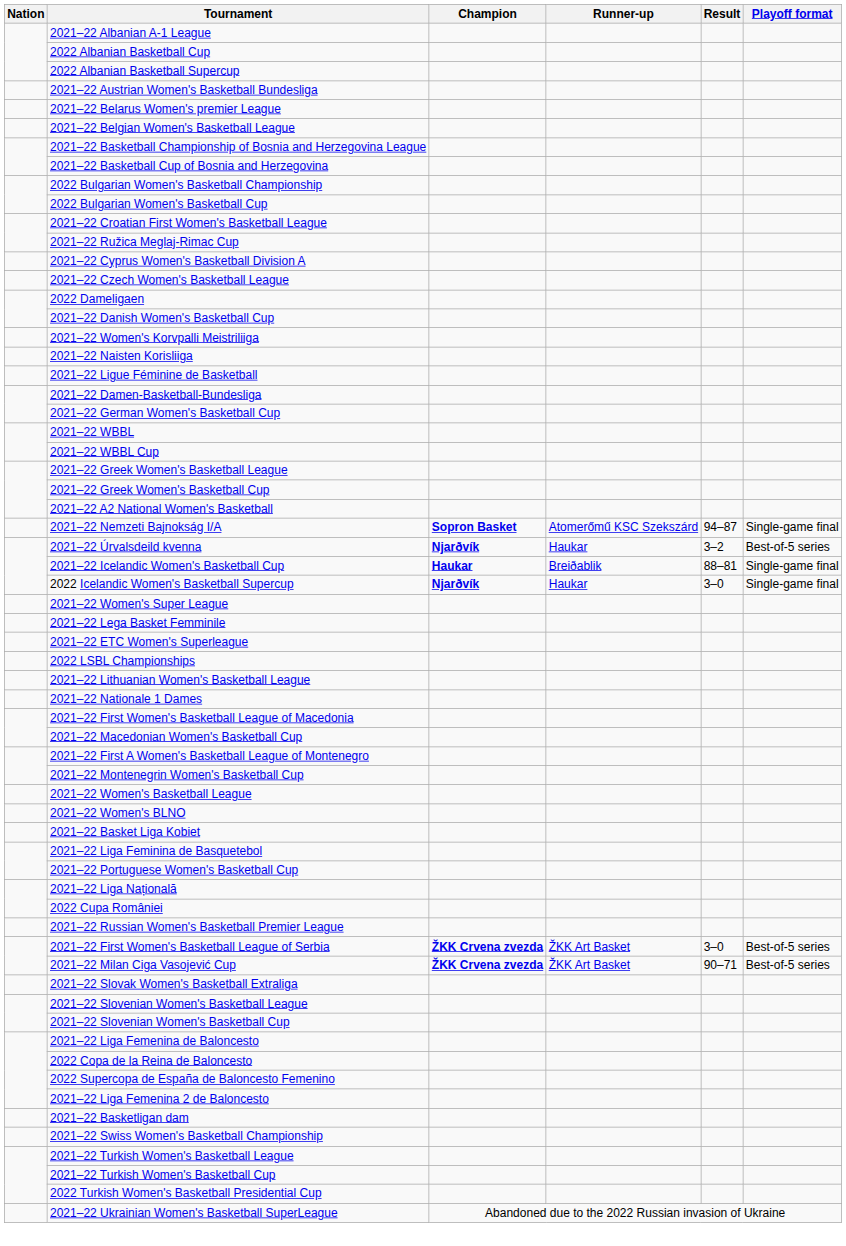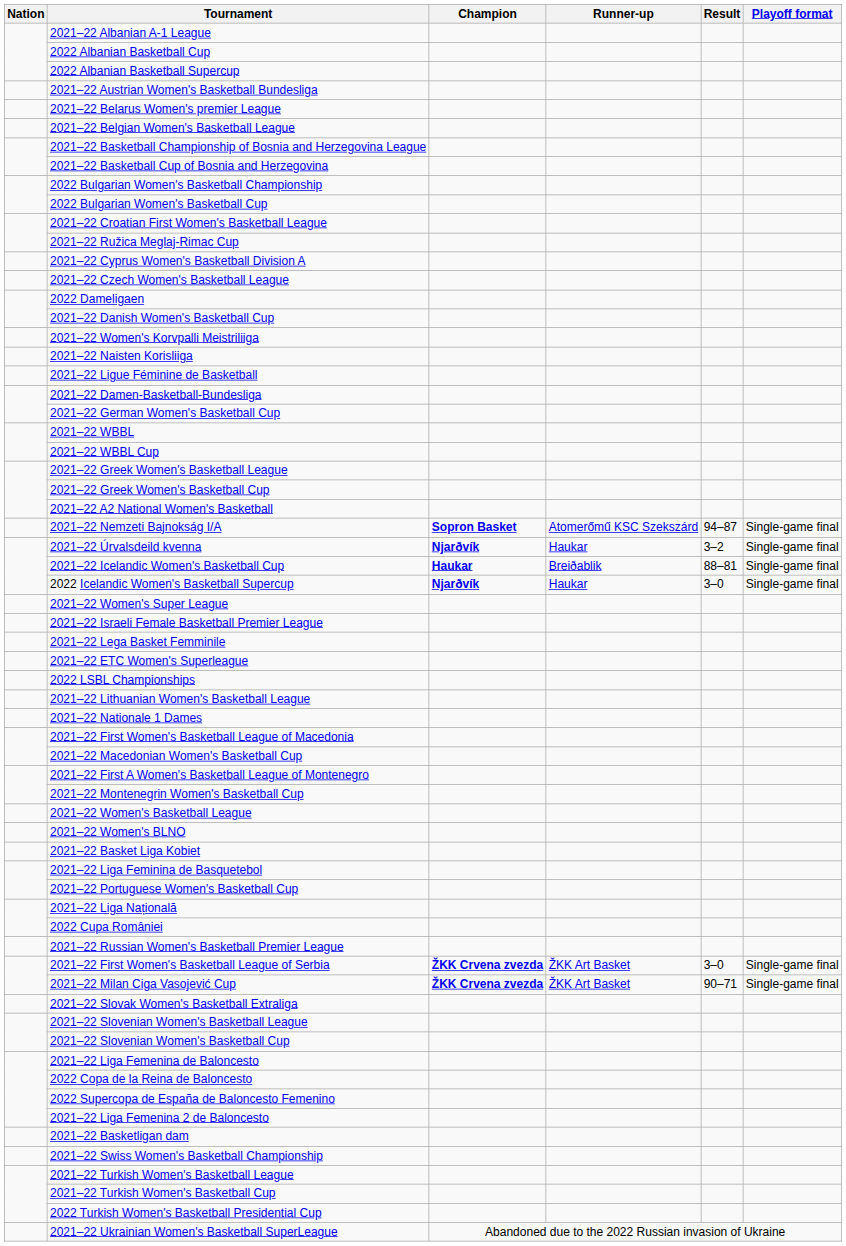(788, 546) Best-of-5 series -> (792, 546) Single-game final
+ row: (186, 623)
(788, 946) Best-of-5 series -> (792, 965) Single-game final
(788, 965) Best-of-5 series -> (792, 984) Single-game final
